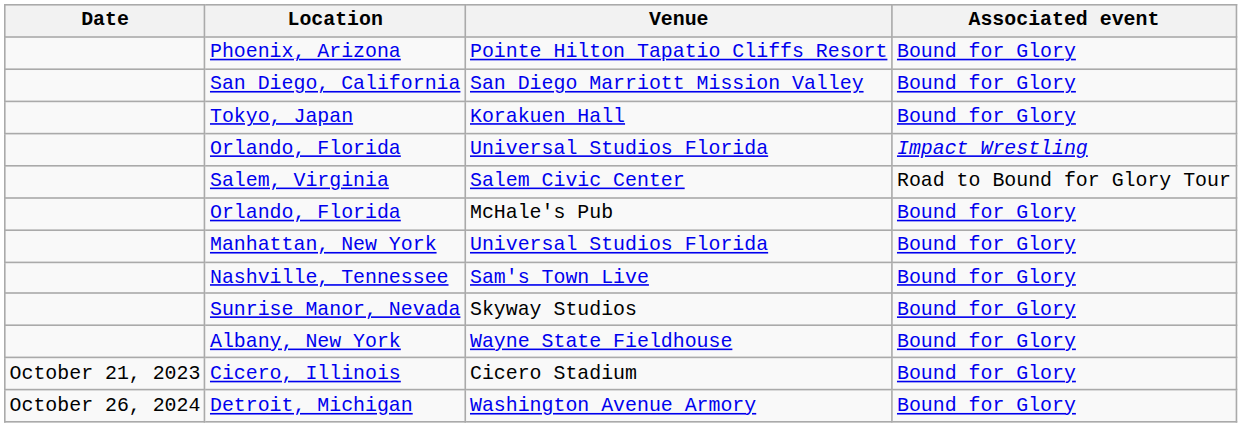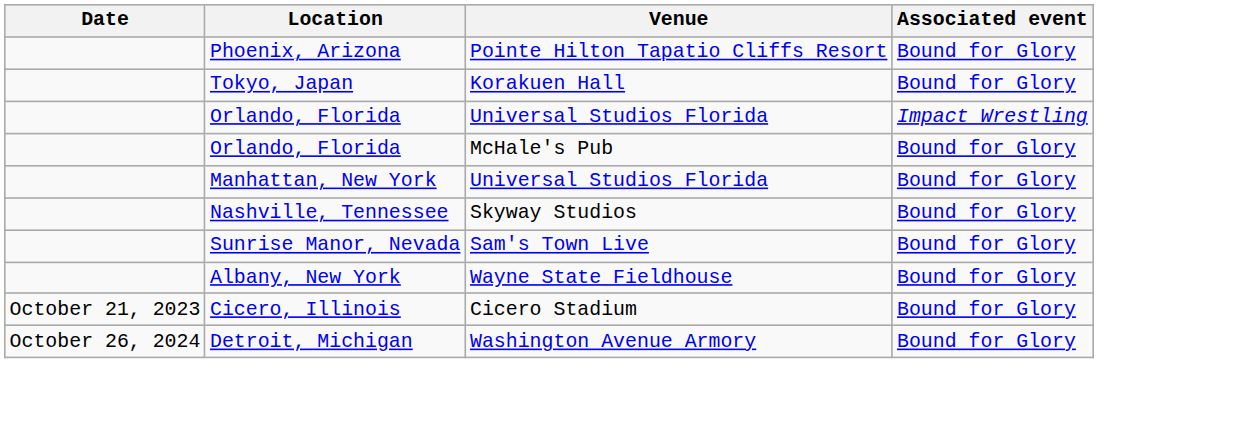- row: (335, 85)
- row: (299, 182)
(559, 278) Sam's Town Live -> (553, 214) Skyway Studios
(553, 310) Skyway Studios -> (559, 246) Sam's Town Live
